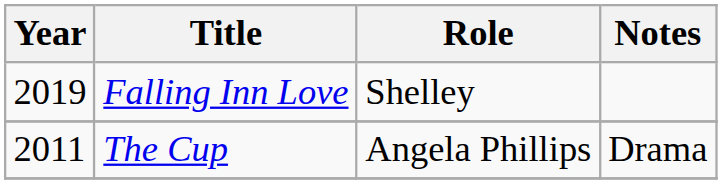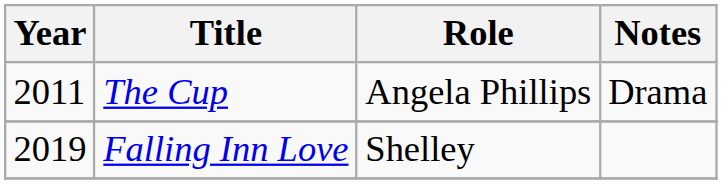rows swapped: (166, 149) <-> (226, 91)
